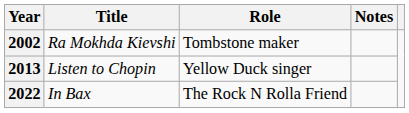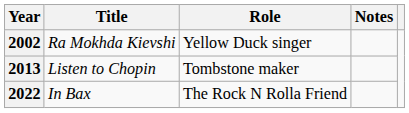(241, 42) Tombstone maker -> (247, 42) Yellow Duck singer
(247, 68) Yellow Duck singer -> (241, 68) Tombstone maker
